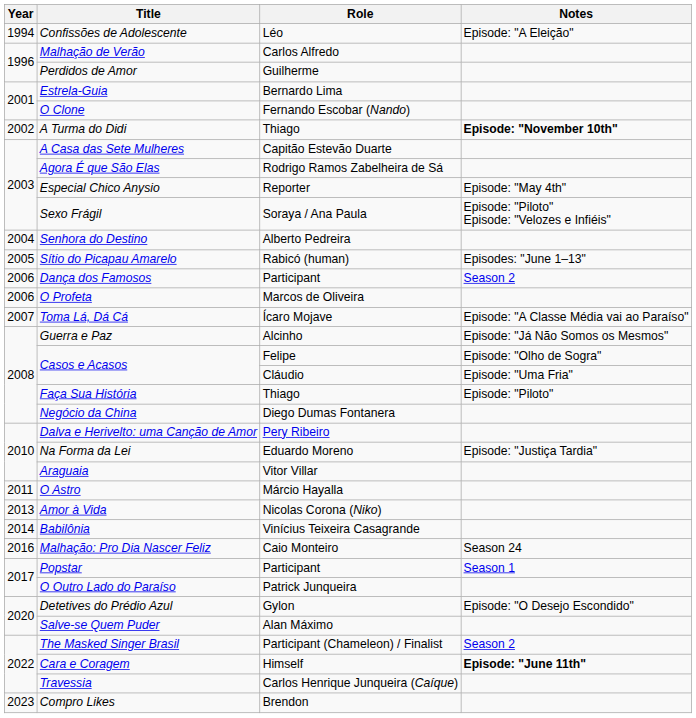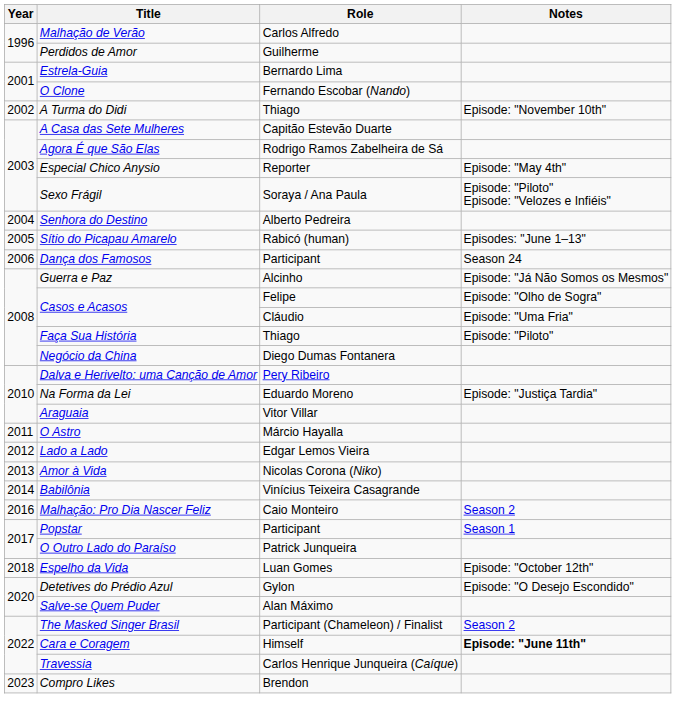- row: (113, 33)
(541, 129) bold -> (535, 110) normal
(489, 278) Season 2 -> (493, 259) Season 24
- row: (66, 297)
- row: (84, 317)
+ row: (74, 452)
(493, 548) Season 24 -> (489, 509) Season 2
+ row: (84, 567)
